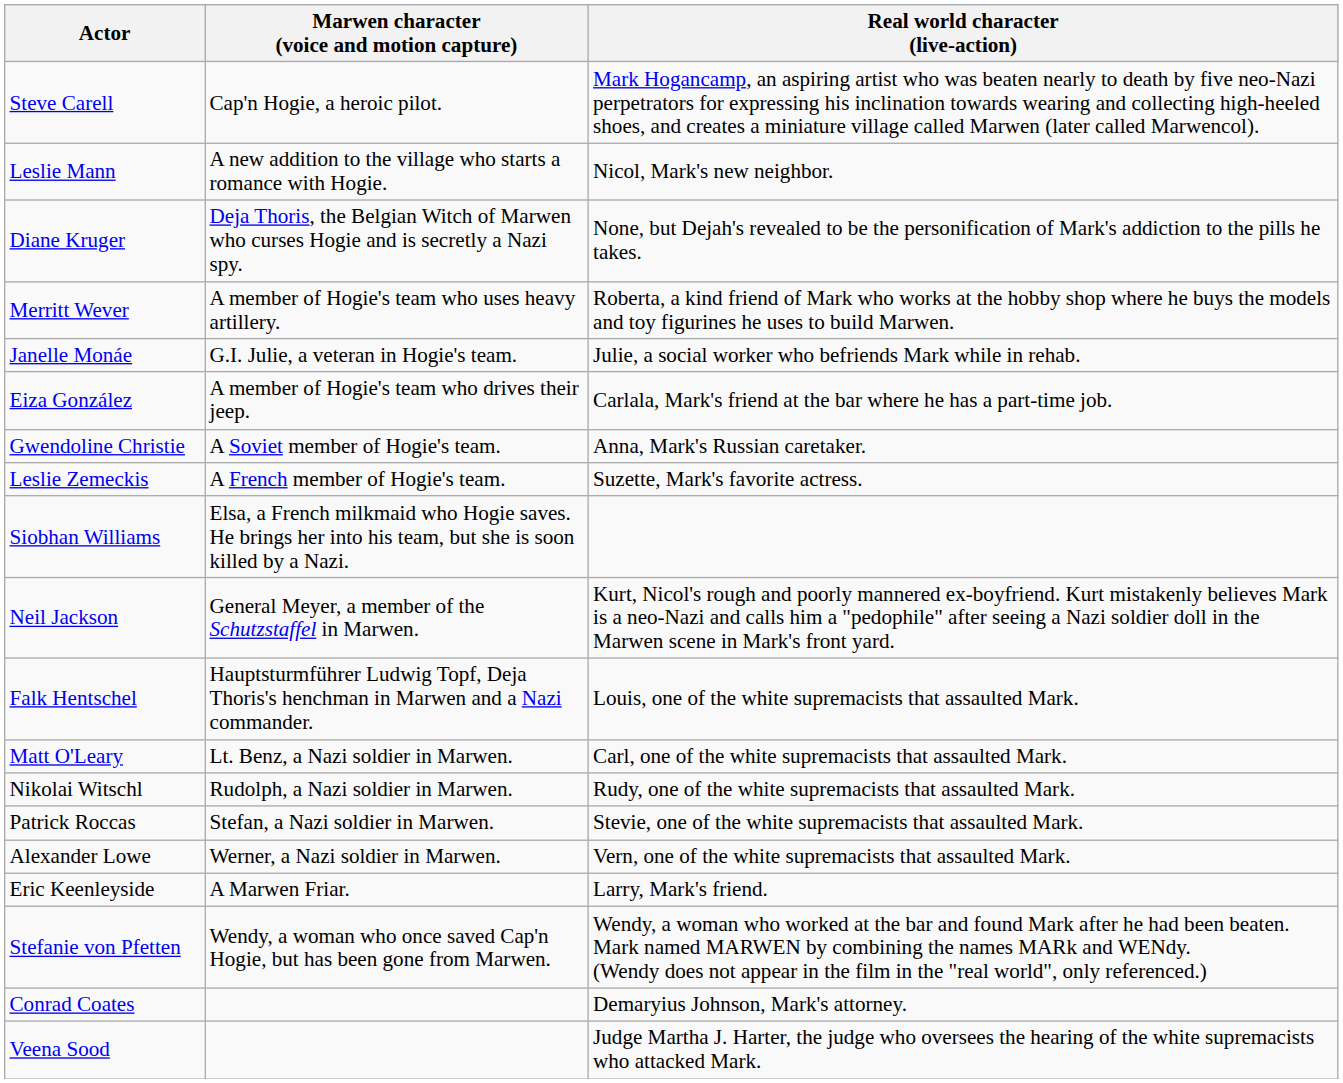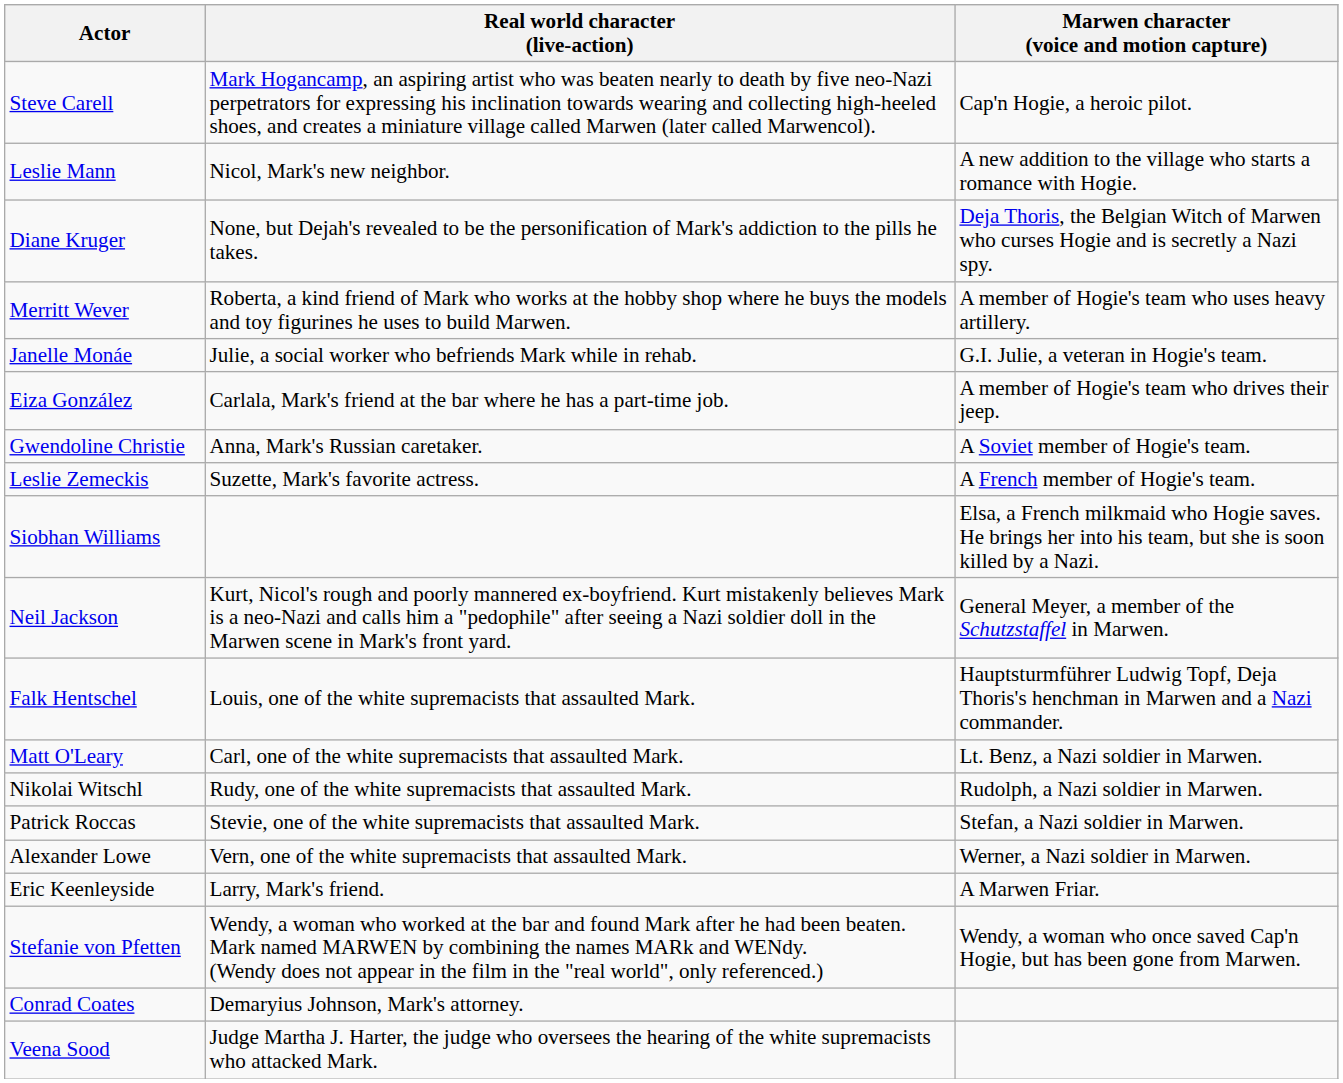columns swapped: (963, 33) <-> (396, 33)
